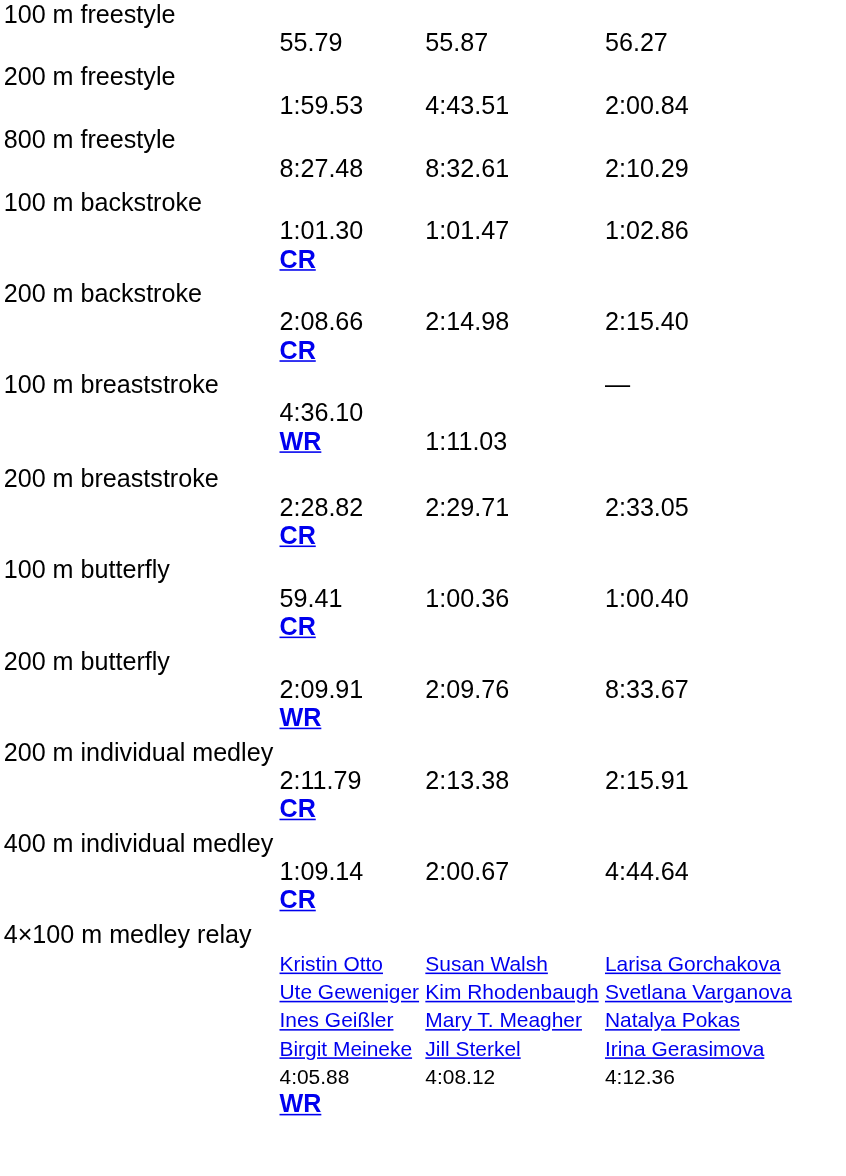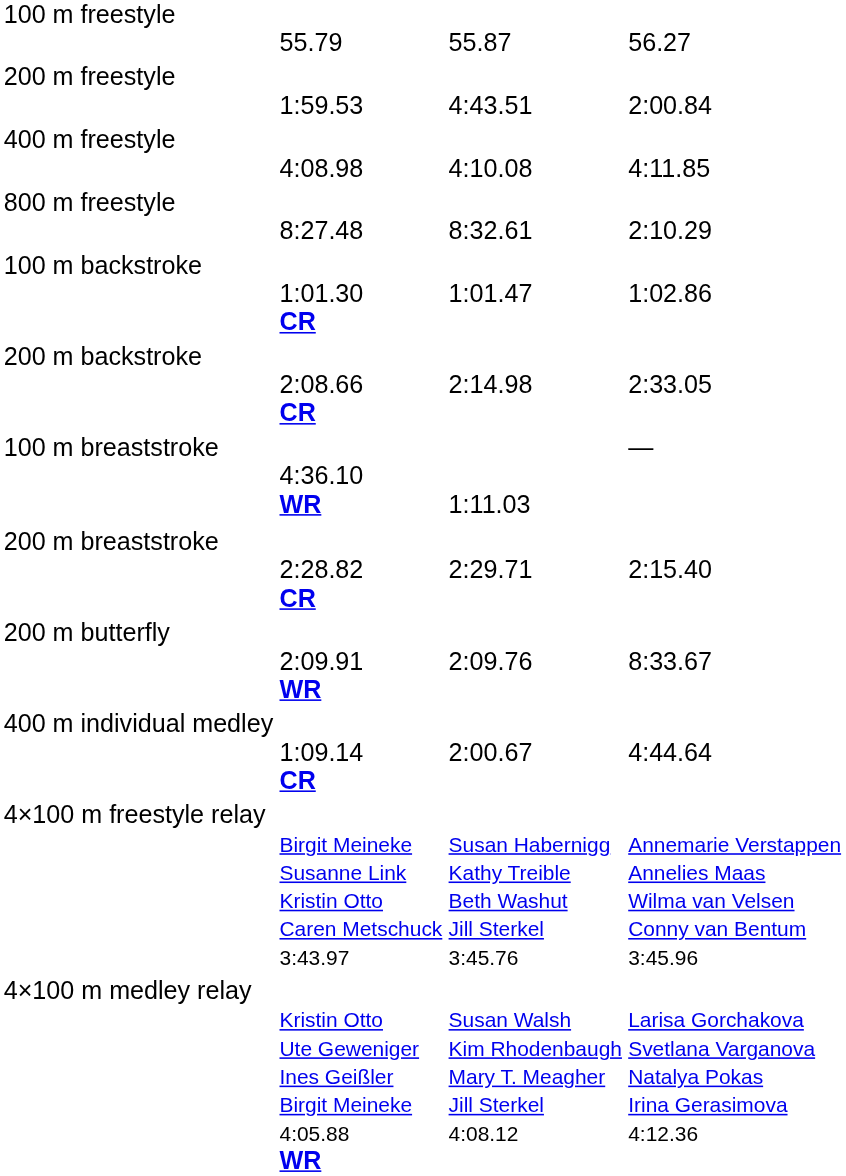+ row: (90, 140)
(647, 322) 2:15.40 -> (670, 385) 2:33.05
(647, 507) 2:33.05 -> (670, 570) 2:15.40
- row: (87, 570)
- row: (138, 752)
+ row: (135, 815)
